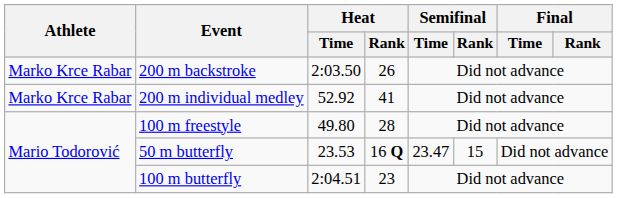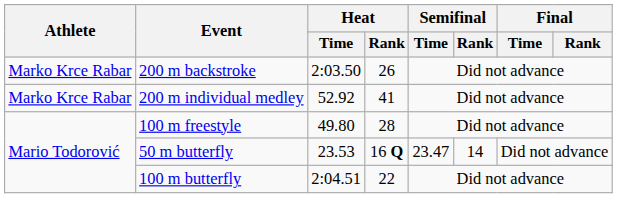(475, 152) 15 -> (475, 152) 14
(387, 179) 23 -> (387, 179) 22
